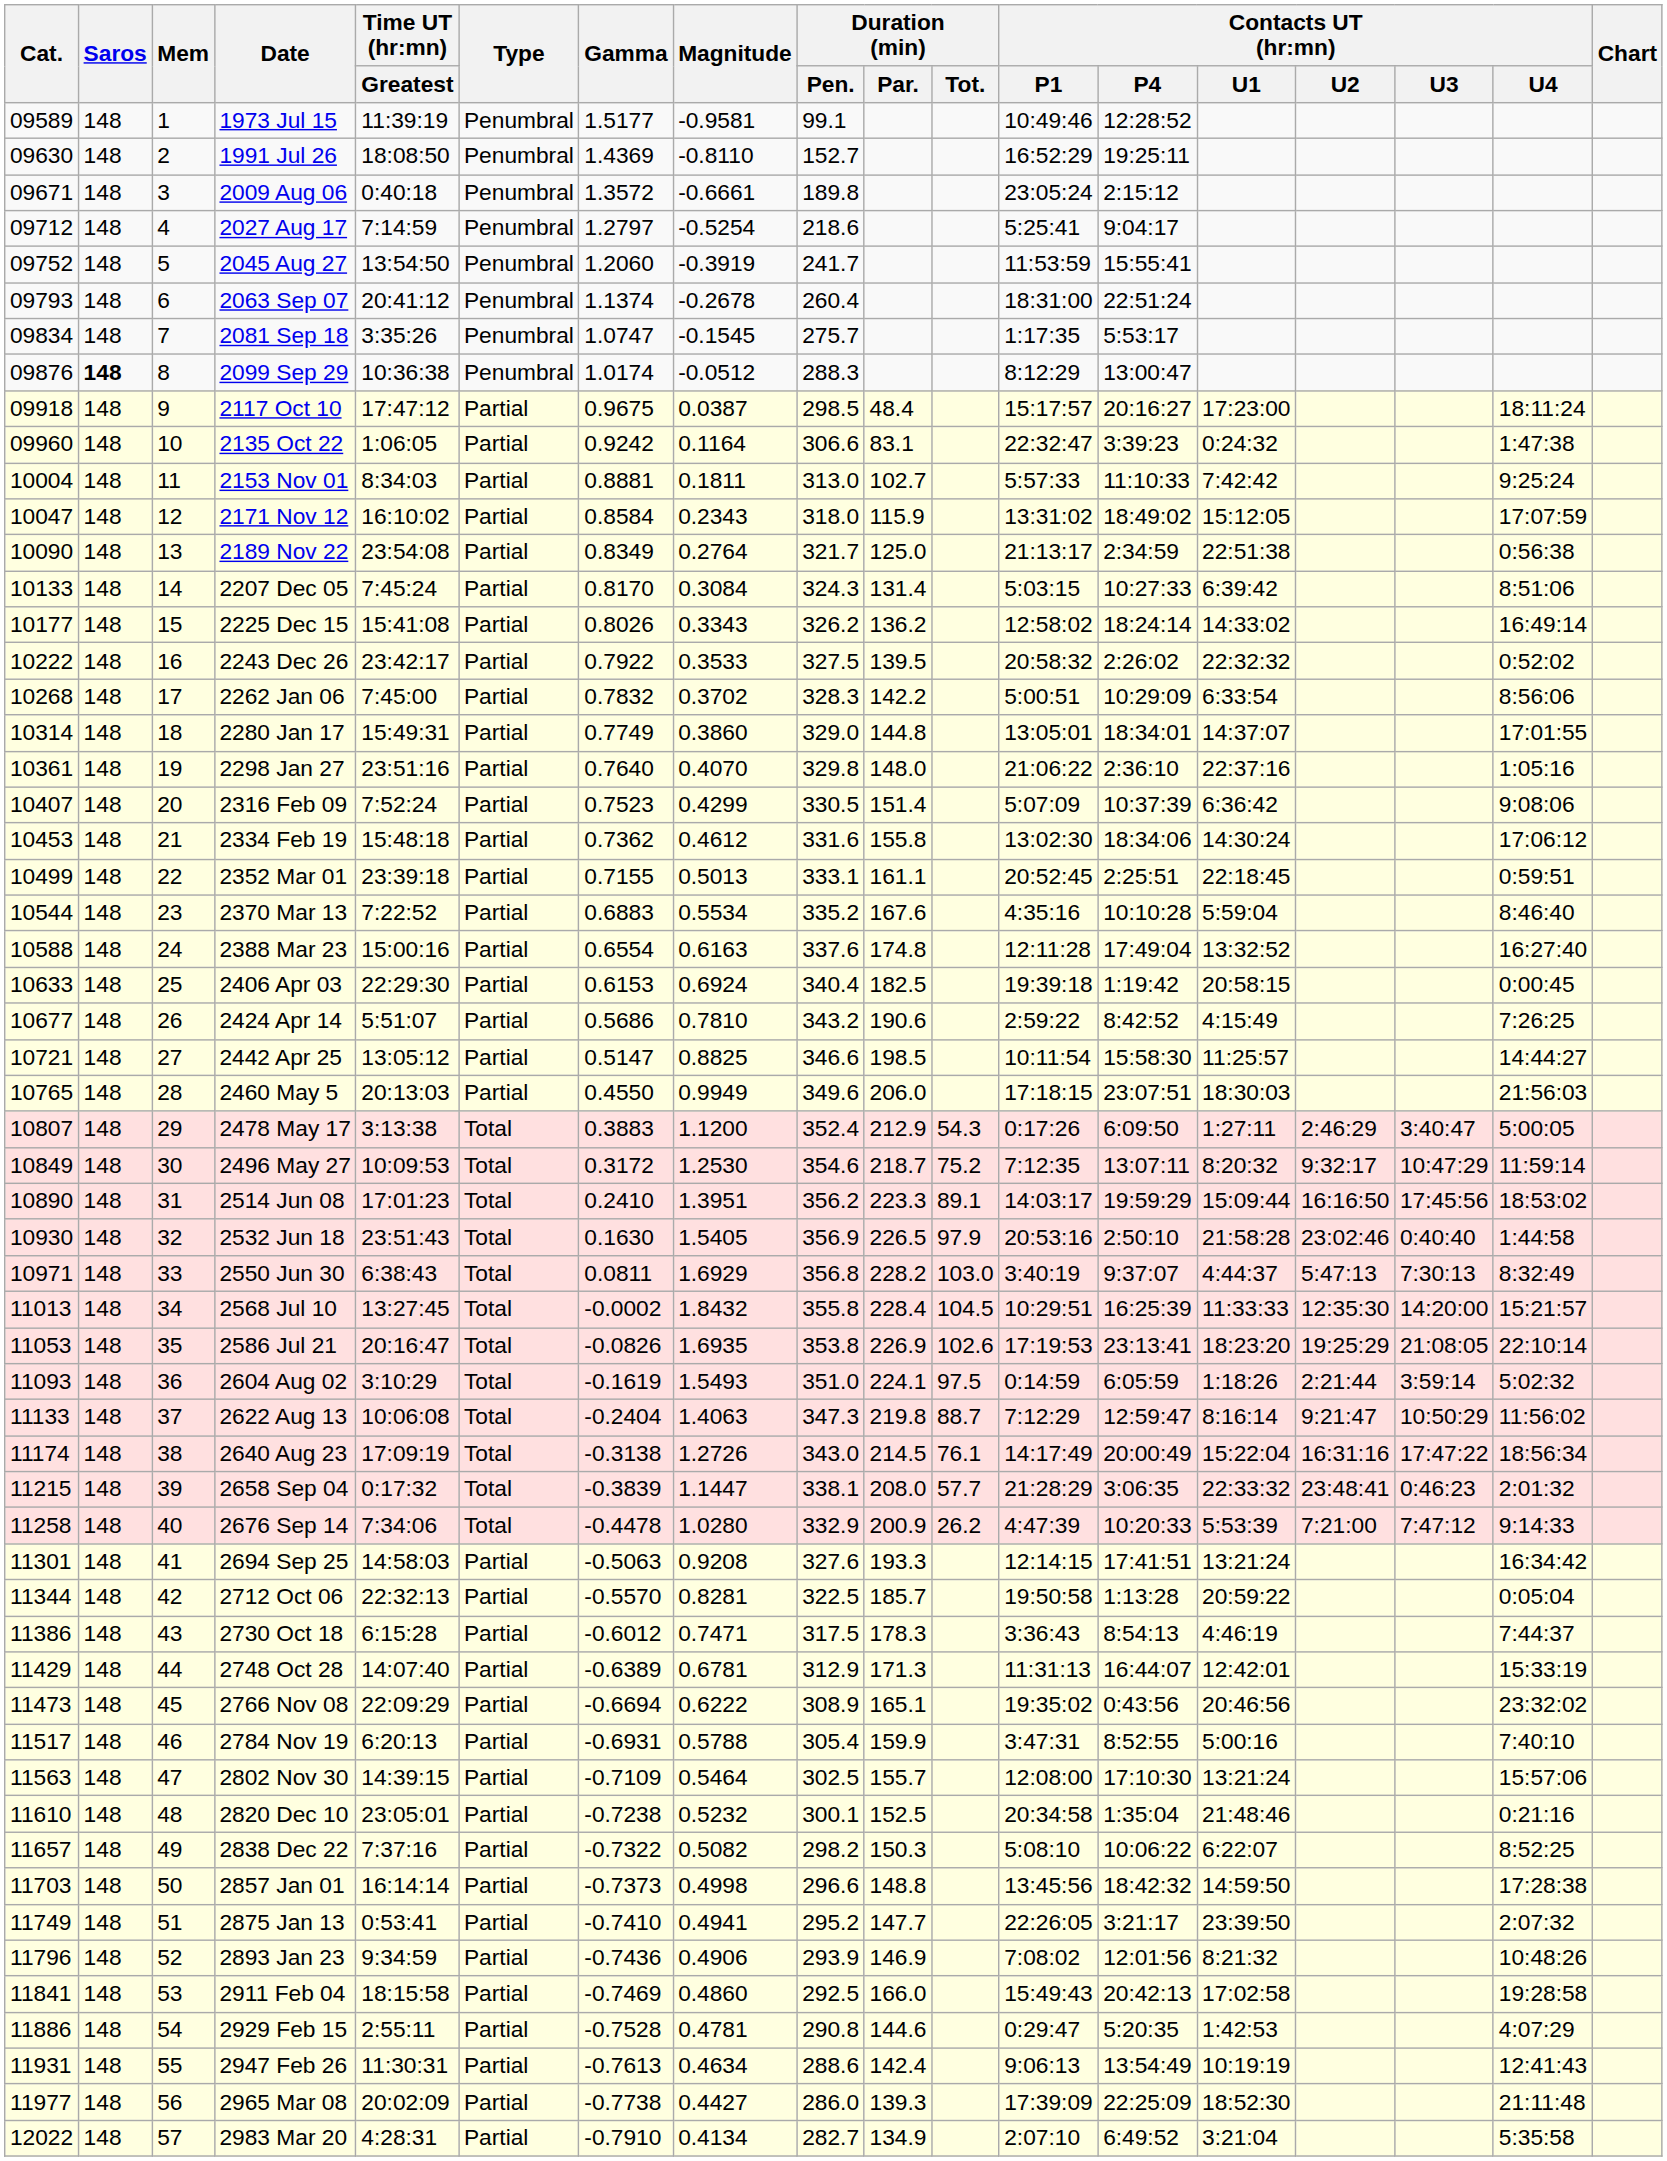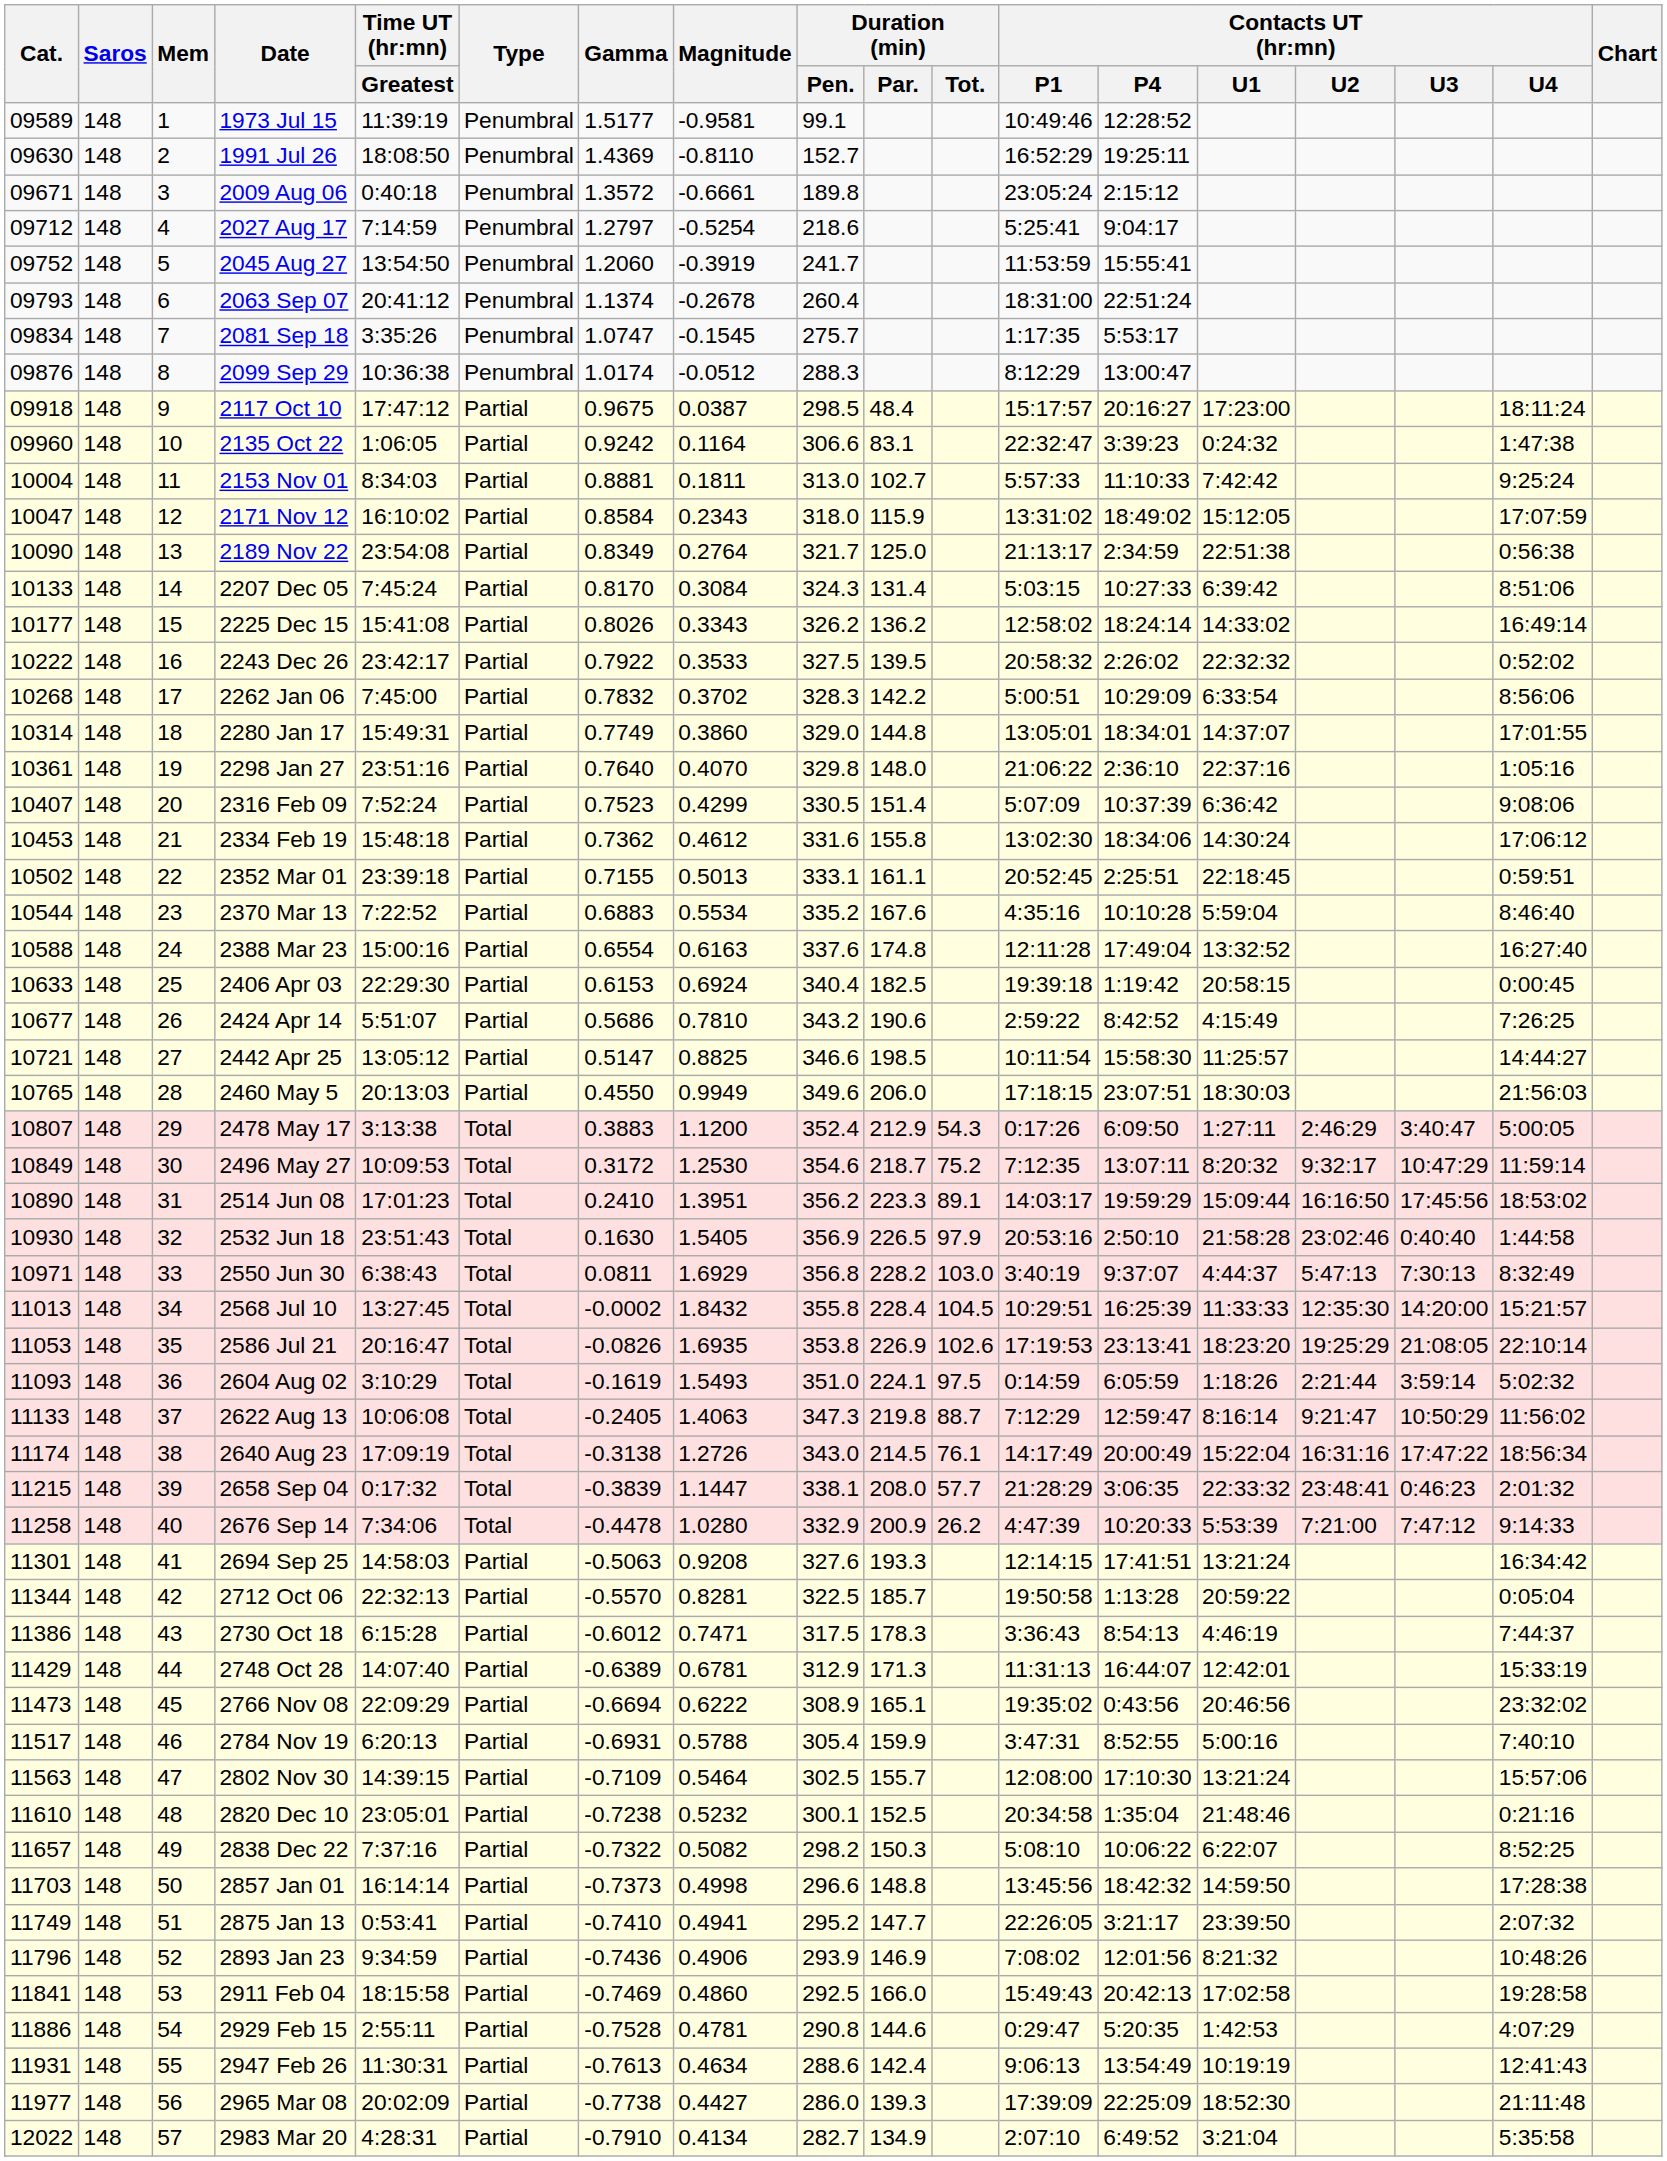(103, 372) bold -> (103, 372) normal
(42, 876) 10499 -> (42, 876) 10502
(623, 1417) -0.2404 -> (623, 1417) -0.2405
